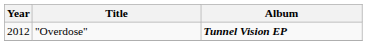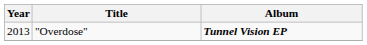(18, 31) 2012 -> (18, 31) 2013
